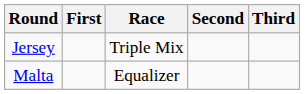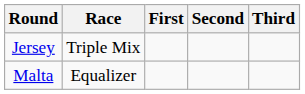columns swapped: (147, 18) <-> (84, 18)
